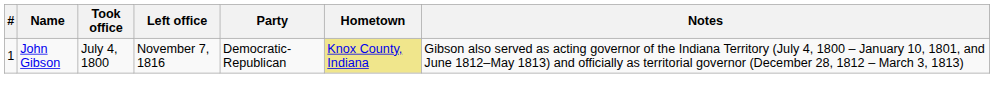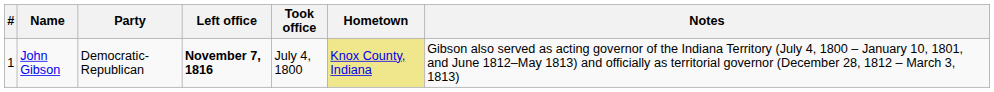columns swapped: (106, 21) <-> (272, 21)
(173, 55) normal -> (223, 63) bold
